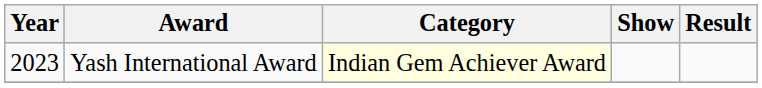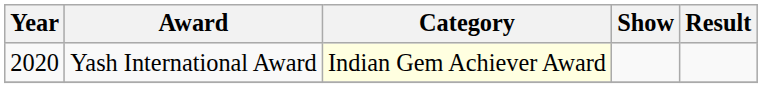(35, 62) 2023 -> (35, 62) 2020
